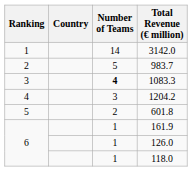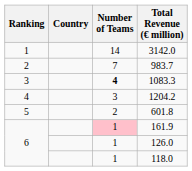(115, 65) 5 -> (115, 65) 7
(115, 127) no background -> (115, 127) pink background
